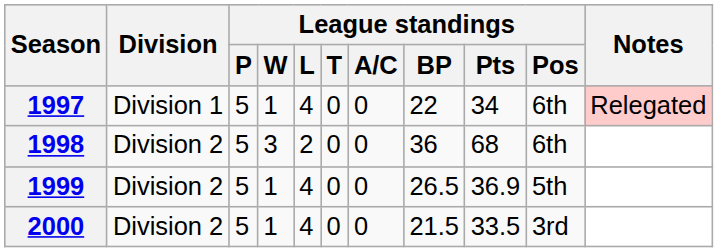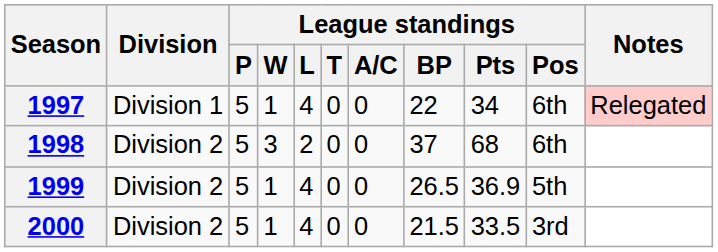(424, 145) 36 -> (424, 145) 37
